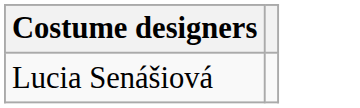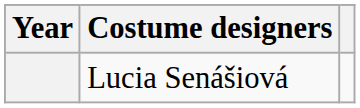+ column: (43, 28)
